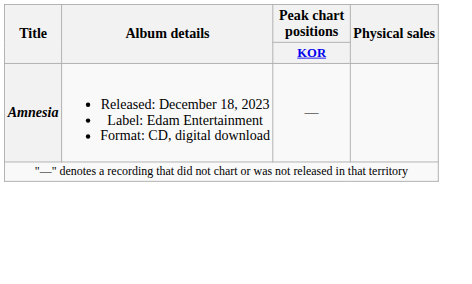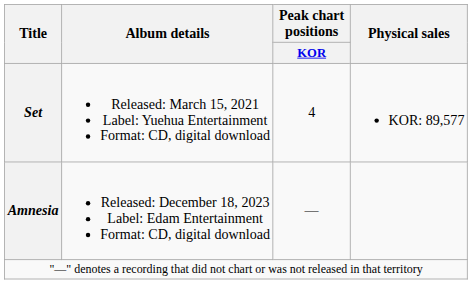+ row: (33, 112)
